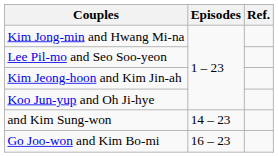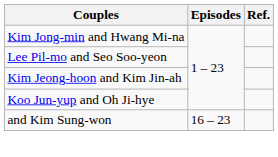(211, 120) 14 – 23 -> (211, 120) 16 – 23
- row: (83, 141)
